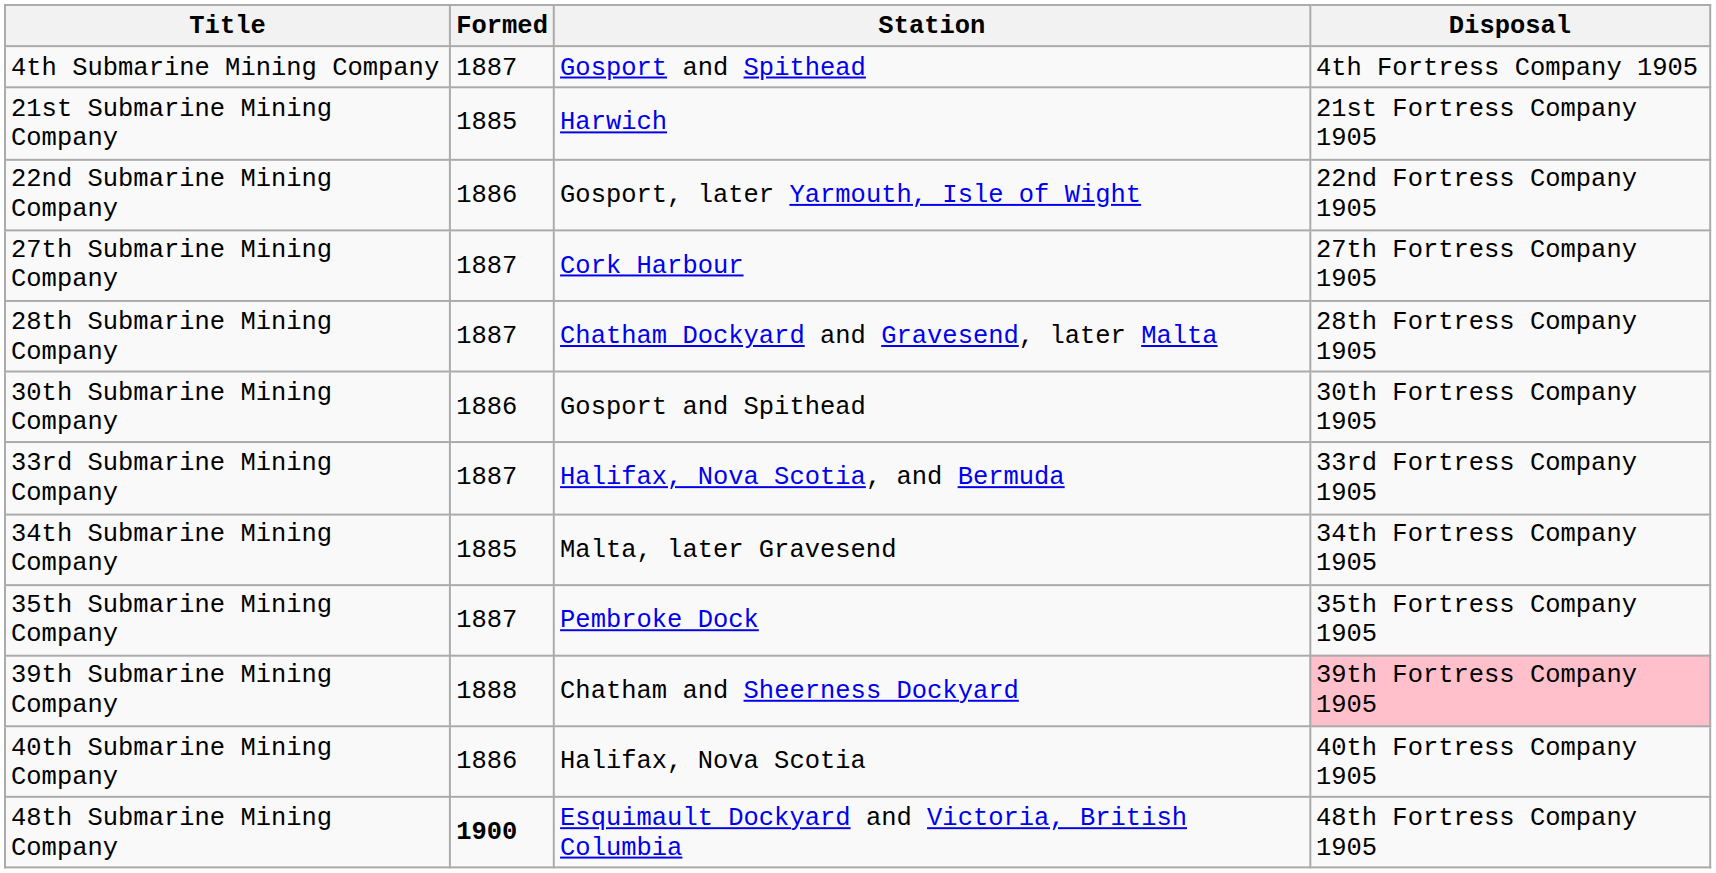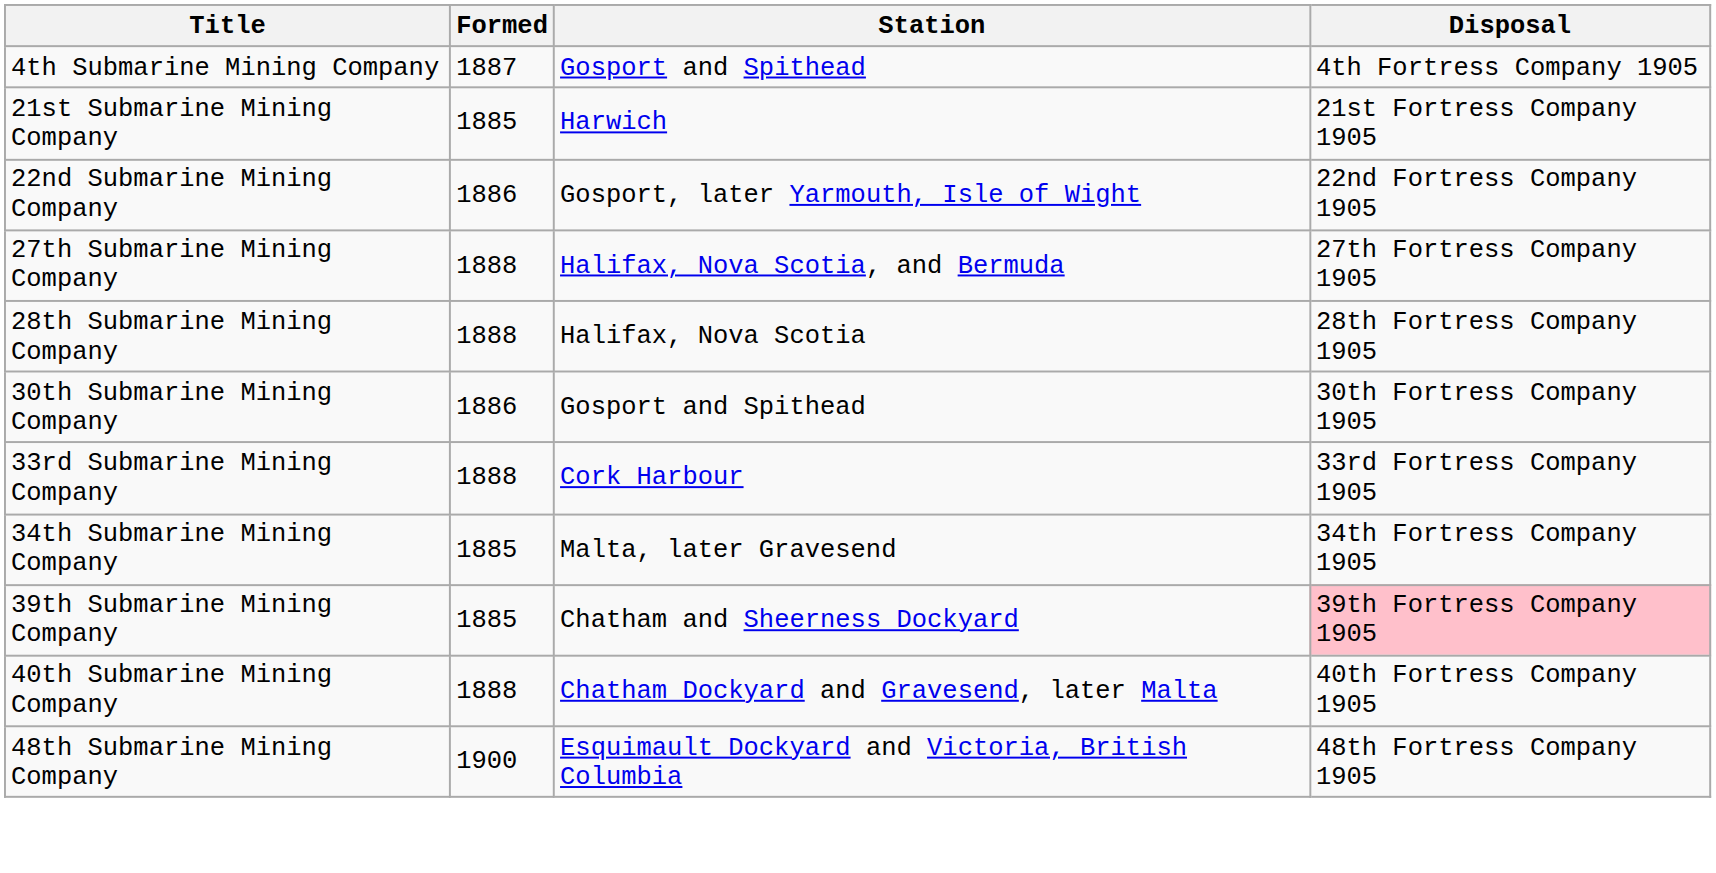(487, 265) 1887 -> (487, 265) 1888
(652, 265) Cork Harbour -> (812, 265) Halifax, Nova Scotia, and Bermuda
(487, 336) 1887 -> (487, 336) 1888
(889, 336) Chatham Dockyard and Gravesend, later Malta -> (713, 336) Halifax, Nova Scotia
(487, 478) 1887 -> (487, 478) 1888
(812, 478) Halifax, Nova Scotia, and Bermuda -> (652, 478) Cork Harbour
- row: (172, 620)
(487, 691) 1888 -> (487, 620) 1885
(487, 762) 1886 -> (487, 691) 1888
(713, 762) Halifax, Nova Scotia -> (889, 691) Chatham Dockyard and Gravesend, later Malta
(487, 833) bold -> (487, 762) normal
